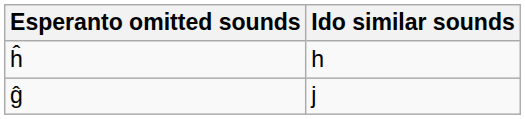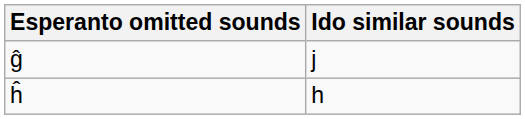rows swapped: (16, 59) <-> (16, 95)
